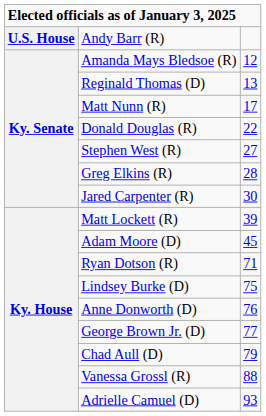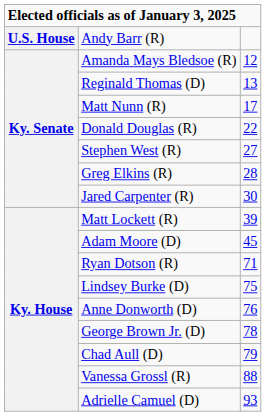(250, 331) 77 -> (250, 331) 78
